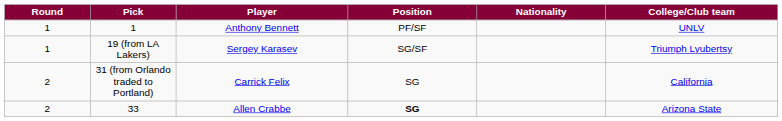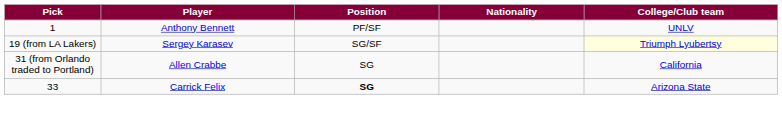- column: (47, 12)
(692, 49) no background -> (681, 43) lightyellow background
(262, 81) Carrick Felix -> (198, 65) Allen Crabbe
(262, 108) Allen Crabbe -> (198, 86) Carrick Felix
